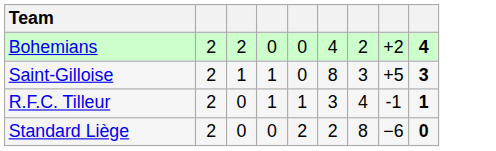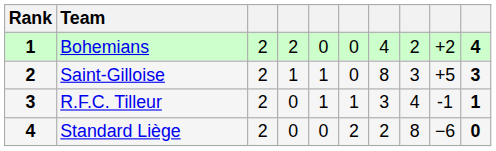+ column: (30, 18)
